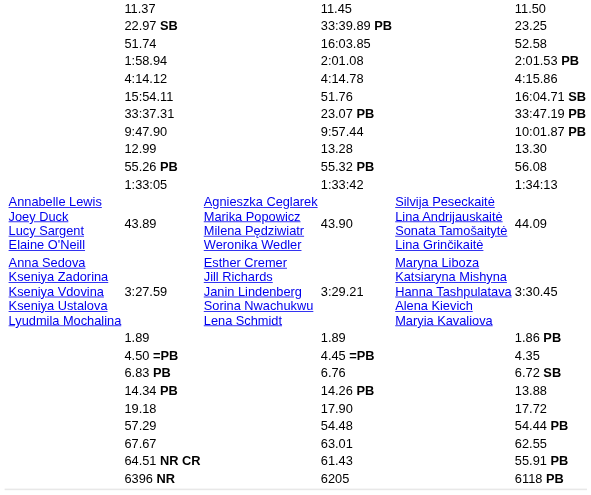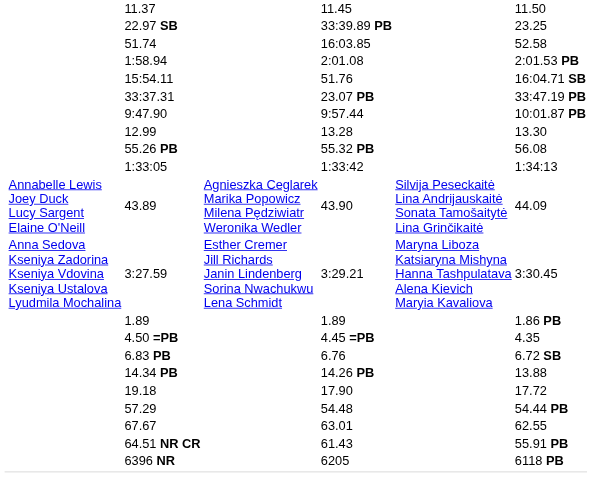- row: (146, 79)
